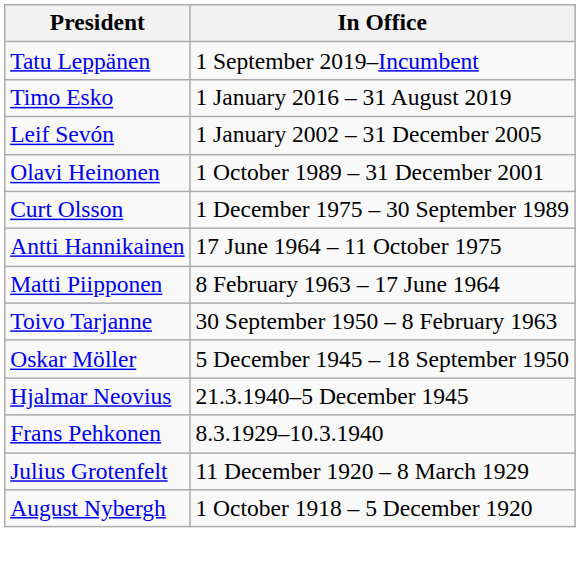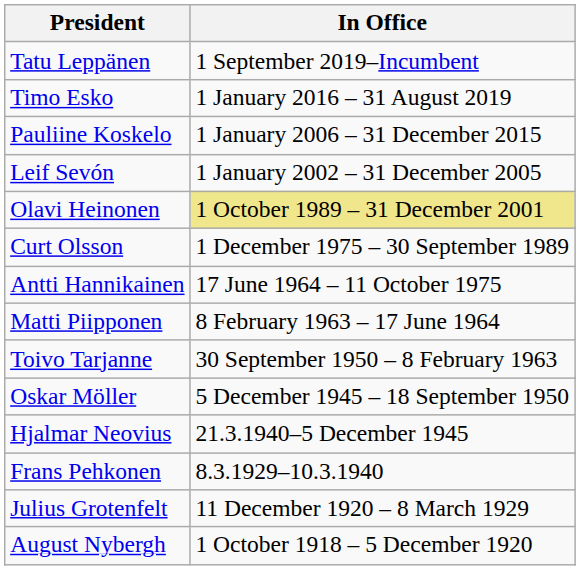+ row: (91, 135)
(370, 172) no background -> (370, 209) khaki background
